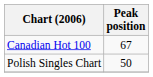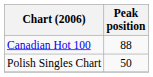(126, 44) 67 -> (126, 44) 88
